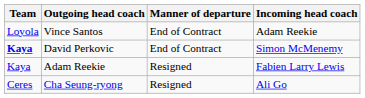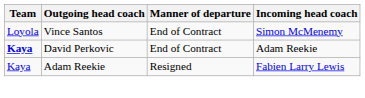(287, 31) Adam Reekie -> (299, 31) Simon McMenemy
(299, 48) Simon McMenemy -> (287, 48) Adam Reekie
- row: (83, 84)
